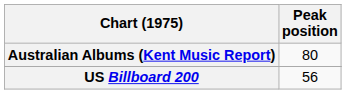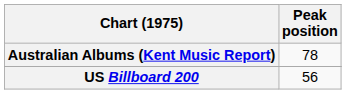(310, 54) 80 -> (310, 54) 78
